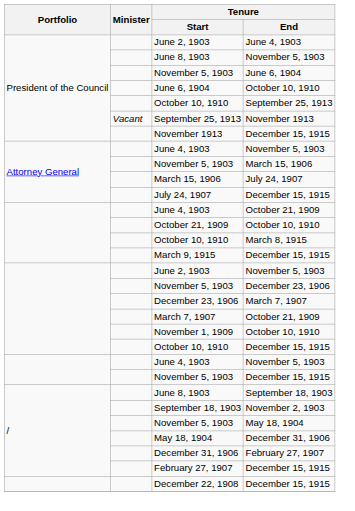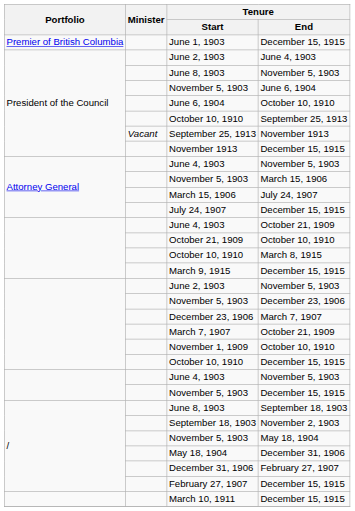+ row: (197, 42)
- row: (196, 484)
+ row: (202, 499)
